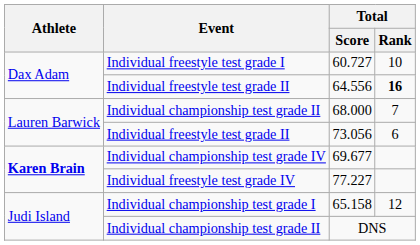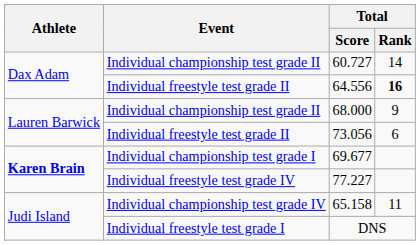(196, 63) Individual freestyle test grade I -> (214, 63) Individual championship test grade II
(395, 63) 10 -> (395, 63) 14
(395, 110) 7 -> (395, 110) 9
(216, 157) Individual championship test grade IV -> (211, 157) Individual championship test grade I
(211, 204) Individual championship test grade I -> (216, 204) Individual championship test grade IV
(395, 204) 12 -> (395, 204) 11
(214, 228) Individual championship test grade II -> (196, 228) Individual freestyle test grade I
